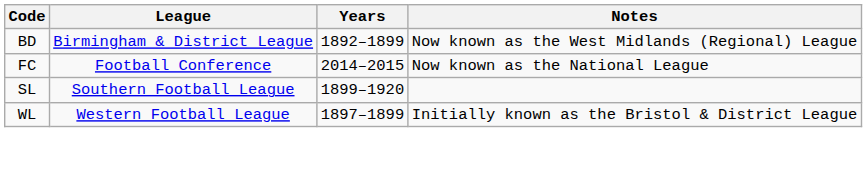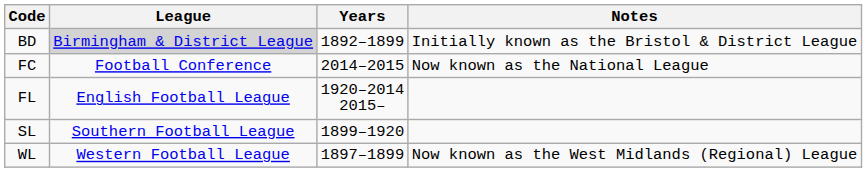(183, 41) no background -> (183, 41) lightgrey background
(634, 41) Now known as the West Midlands (Regional) League -> (634, 41) Initially known as the Bristol & District League
+ row: (27, 98)
(634, 114) Initially known as the Bristol & District League -> (634, 156) Now known as the West Midlands (Regional) League
